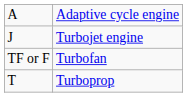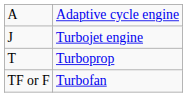rows swapped: (85, 80) <-> (81, 59)
